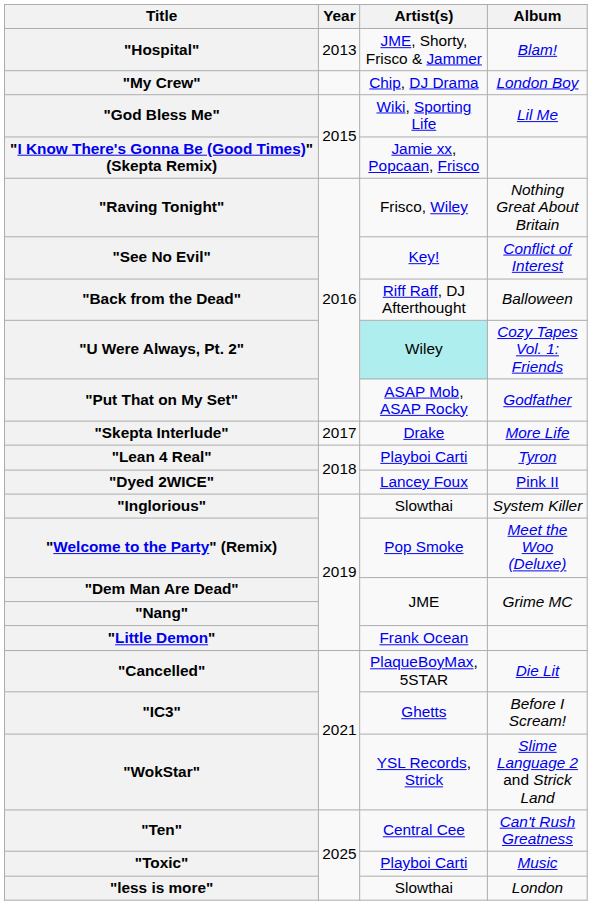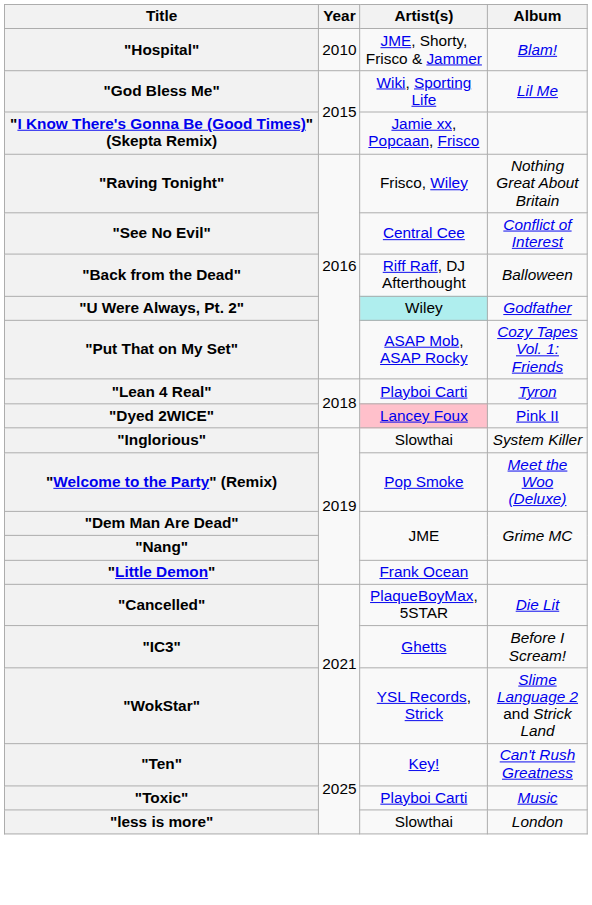(339, 49) 2013 -> (339, 49) 2010
- row: (162, 82)
(424, 257) Key! -> (424, 233) Central Cee
(537, 349) Cozy Tapes Vol. 1: Friends -> (537, 308) Godfather
(537, 400) Godfather -> (537, 349) Cozy Tapes Vol. 1: Friends
- row: (162, 433)
(424, 481) no background -> (424, 415) pink background
(424, 830) Central Cee -> (424, 764) Key!
